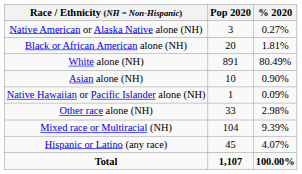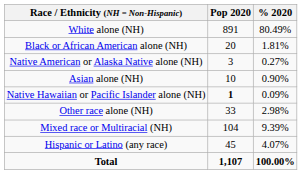rows swapped: (106, 62) <-> (106, 29)
(231, 95) normal -> (231, 95) bold
